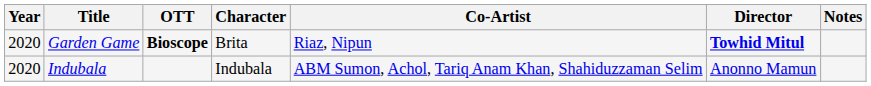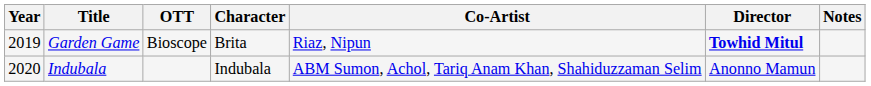(24, 42) 2020 -> (24, 42) 2019
(177, 42) bold -> (177, 42) normal
